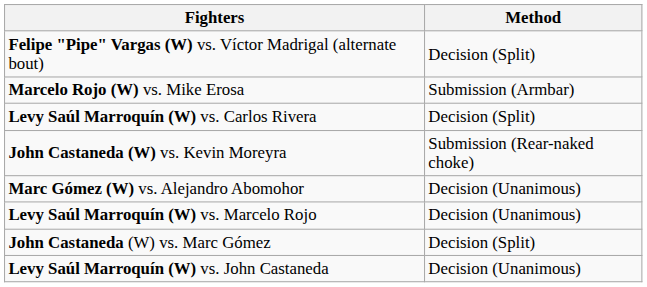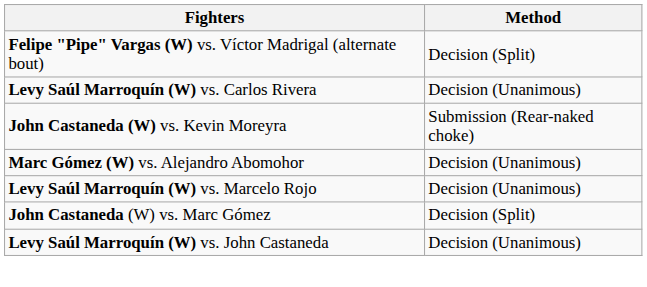- row: (126, 90)
(482, 116) Decision (Split) -> (505, 90) Decision (Unanimous)
